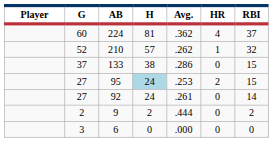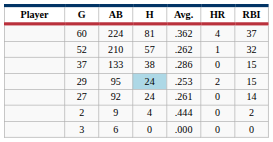(82, 81) 27 -> (82, 81) 29
(150, 113) 2 -> (150, 113) 4
